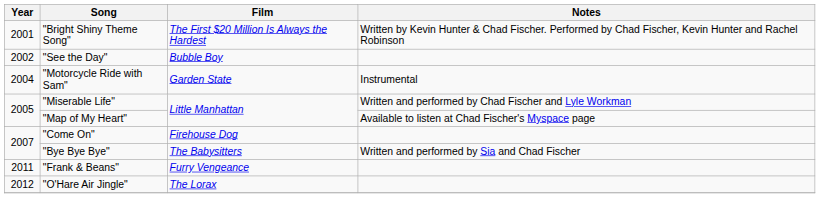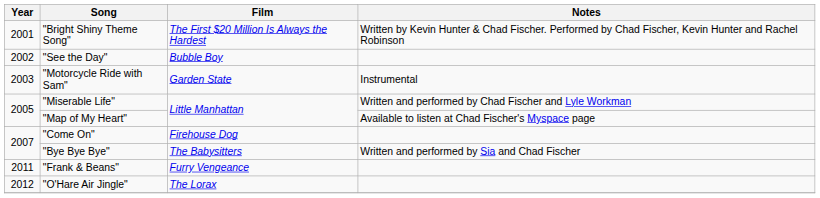(22, 79) 2004 -> (22, 79) 2003
